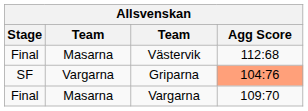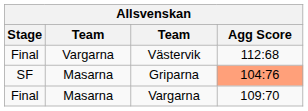(88, 55) Masarna -> (88, 55) Vargarna
(88, 75) Vargarna -> (88, 75) Masarna
